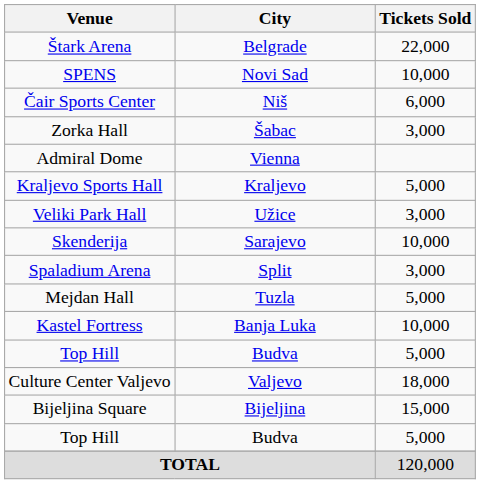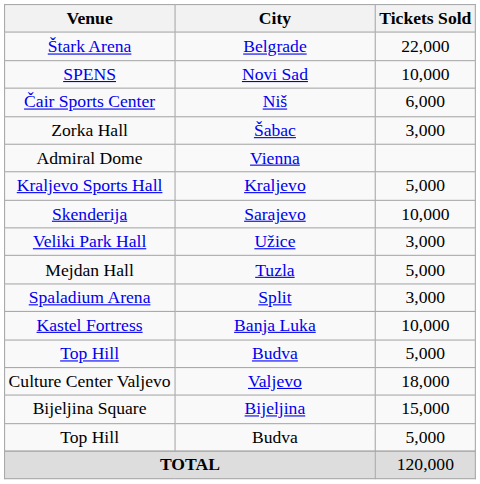rows swapped: (90, 213) <-> (90, 241)
rows swapped: (90, 269) <-> (90, 297)
